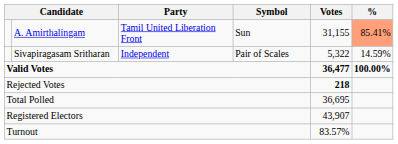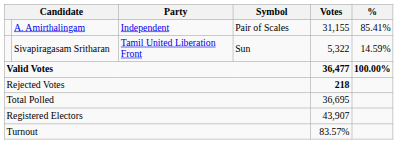(168, 33) Tamil United Liberation Front -> (145, 27) Independent
(243, 33) Sun -> (262, 27) Pair of Scales
(376, 33) lightsalmon background -> (376, 27) no background
(145, 54) Independent -> (168, 48) Tamil United Liberation Front
(262, 54) Pair of Scales -> (243, 48) Sun
